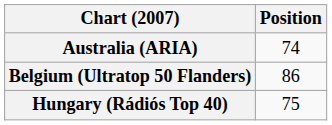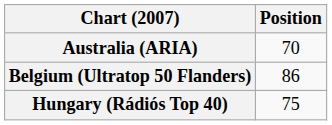(291, 47) 74 -> (291, 47) 70
